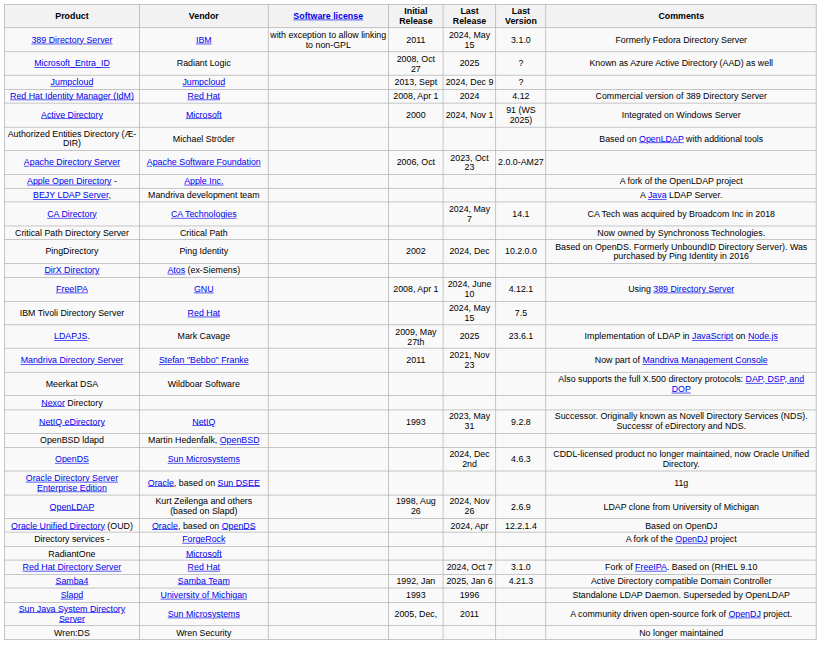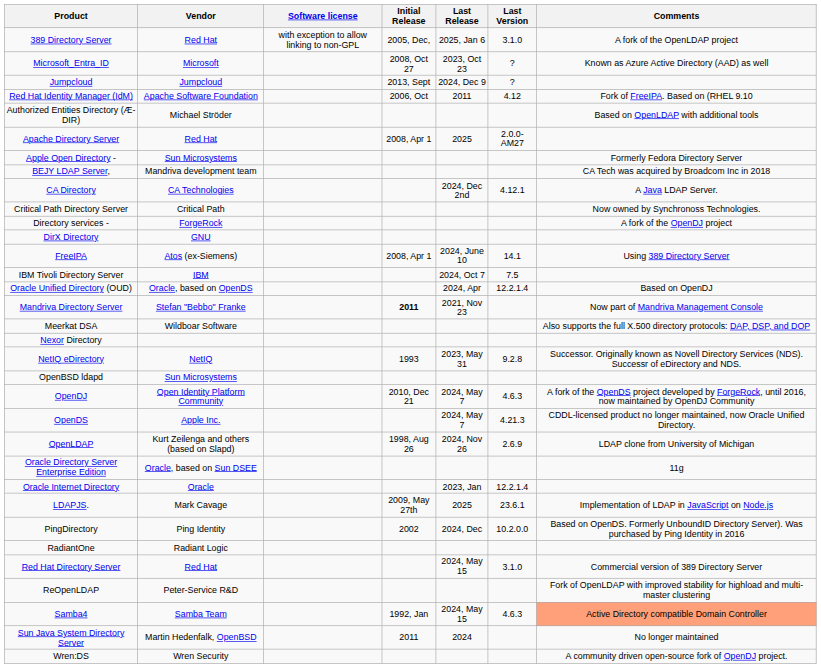(204, 39) IBM -> (201, 39) Red Hat
(416, 39) 2011 -> (409, 39) 2005, Dec,
(470, 39) 2024, May 15 -> (462, 39) 2025, Jan 6
(681, 39) Formerly Fedora Directory Server -> (677, 39) A fork of the OpenLDAP project
(204, 63) Radiant Logic -> (201, 63) Microsoft
(470, 63) 2025 -> (462, 63) 2023, Oct 23
(204, 96) Red Hat -> (201, 96) Apache Software Foundation
(416, 96) 2008, Apr 1 -> (409, 96) 2006, Oct
(470, 96) 2024 -> (462, 96) 2011
(681, 96) Commercial version of 389 Directory Server -> (677, 96) Fork of FreeIPA. Based on (RHEL 9.10
- row: (72, 115)
(204, 162) Apache Software Foundation -> (201, 138) Red Hat
(416, 162) 2006, Oct -> (409, 138) 2008, Apr 1
(470, 162) 2023, Oct 23 -> (462, 138) 2025
(204, 181) Apple Inc. -> (201, 157) Sun Microsystems
(681, 181) A fork of the OpenLDAP project -> (677, 157) Formerly Fedora Directory Server
(681, 195) A Java LDAP Server. -> (677, 171) CA Tech was acquired by Broadcom Inc in 2018
(470, 214) 2024, May 7 -> (462, 190) 2024, Dec 2nd
(521, 214) 14.1 -> (512, 190) 4.12.1
(681, 214) CA Tech was acquired by Broadcom Inc in 2018 -> (677, 190) A Java LDAP Server.
rows swapped: (72, 539) <-> (72, 251)
(204, 270) Atos (ex-Siemens) -> (201, 237) GNU
(204, 289) GNU -> (201, 255) Atos (ex-Siemens)
(521, 289) 4.12.1 -> (512, 255) 14.1
(204, 313) Red Hat -> (201, 274) IBM
(470, 313) 2024, May 15 -> (462, 274) 2024, Oct 7
rows swapped: (72, 336) <-> (72, 525)
(416, 360) normal -> (409, 307) bold
(204, 440) Martin Hedenfalk, OpenBSD -> (201, 377) Sun Microsystems
+ row: (71, 396)
(204, 459) Sun Microsystems -> (201, 420) Apple Inc.
(470, 459) 2024, Dec 2nd -> (462, 420) 2024, May 7
(521, 459) 4.6.3 -> (512, 420) 4.21.3
rows swapped: (72, 506) <-> (72, 483)
+ row: (71, 486)
(204, 553) Microsoft -> (201, 547) Radiant Logic
(470, 567) 2024, Oct 7 -> (462, 566) 2024, May 15
(681, 567) Fork of FreeIPA. Based on (RHEL 9.10 -> (677, 566) Commercial version of 389 Directory Server
+ row: (71, 590)
(470, 581) 2025, Jan 6 -> (462, 613) 2024, May 15
(521, 581) 4.21.3 -> (512, 613) 4.6.3
(681, 581) no background -> (677, 613) lightsalmon background
- row: (72, 595)
(204, 613) Sun Microsystems -> (201, 637) Martin Hedenfalk, OpenBSD
(416, 613) 2005, Dec, -> (409, 637) 2011
(470, 613) 2011 -> (462, 637) 2024
(681, 613) A community driven open-source fork of OpenDJ project. -> (677, 637) No longer maintained
(681, 632) No longer maintained -> (677, 656) A community driven open-source fork of OpenDJ project.
